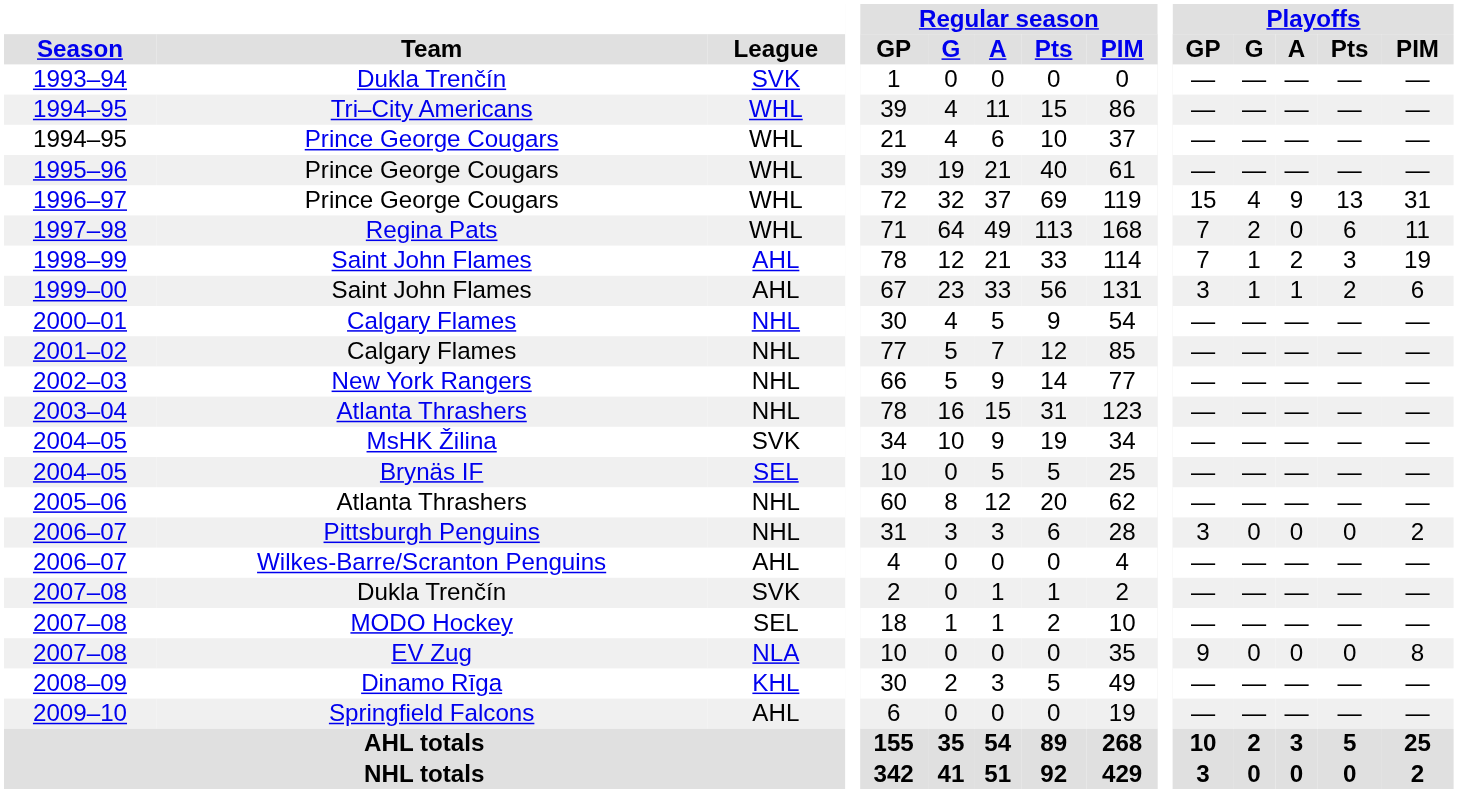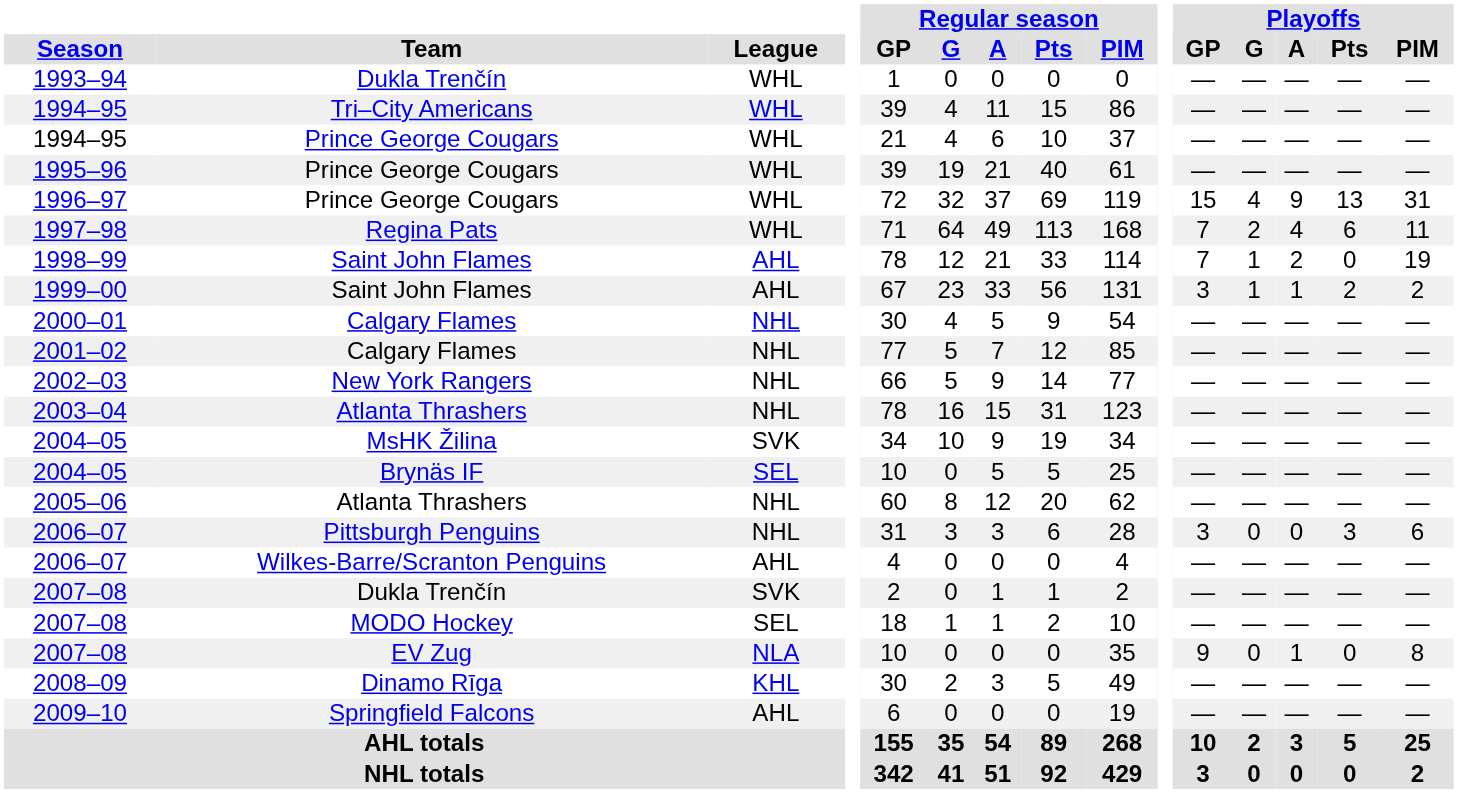(776, 79) SVK -> (776, 79) WHL
(1297, 230) 0 -> (1297, 230) 4
(1350, 260) 3 -> (1350, 260) 0
(1418, 290) 6 -> (1418, 290) 2
(1350, 532) 0 -> (1350, 532) 3
(1418, 532) 2 -> (1418, 532) 6
(1297, 653) 0 -> (1297, 653) 1
